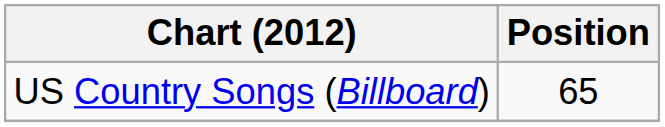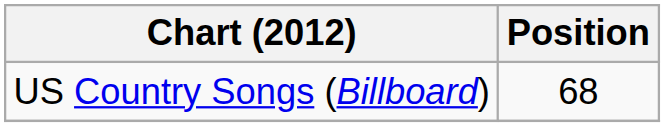(578, 90) 65 -> (578, 90) 68
